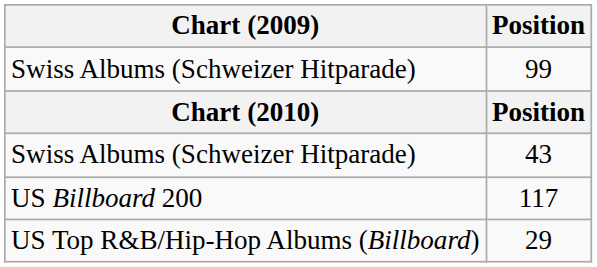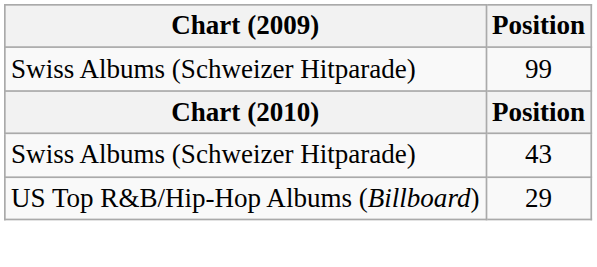- row: (538, 197)
